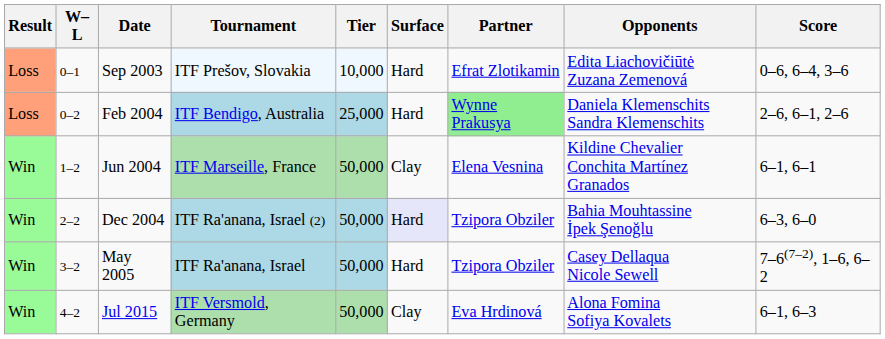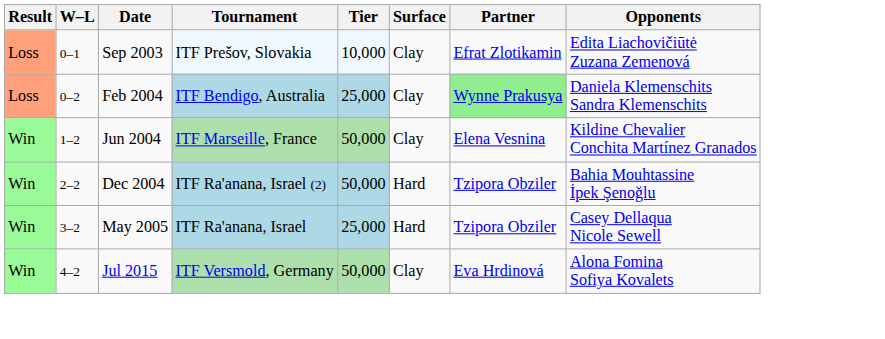- column: (818, 26)
(407, 70) Hard -> (408, 52) Clay
(407, 114) Hard -> (408, 95) Clay
(407, 219) lavender background -> (409, 183) no background
(361, 265) 50,000 -> (363, 227) 25,000
